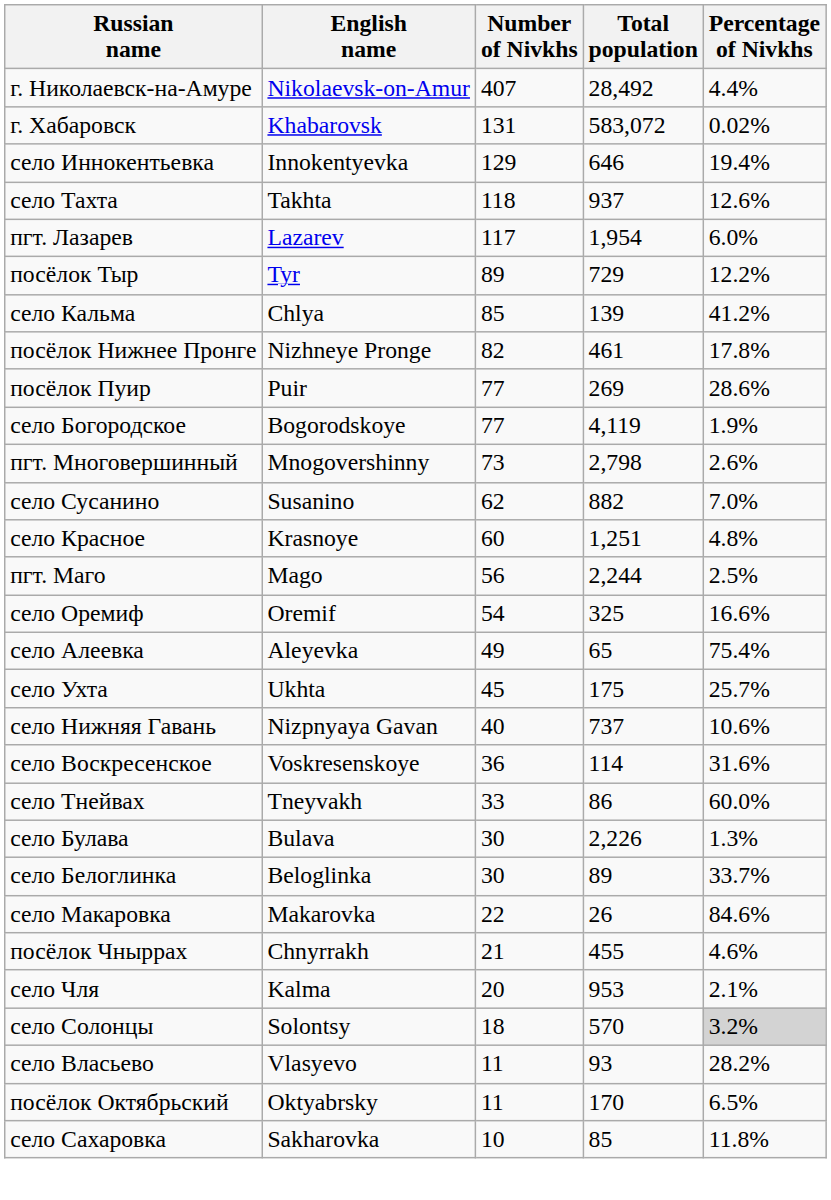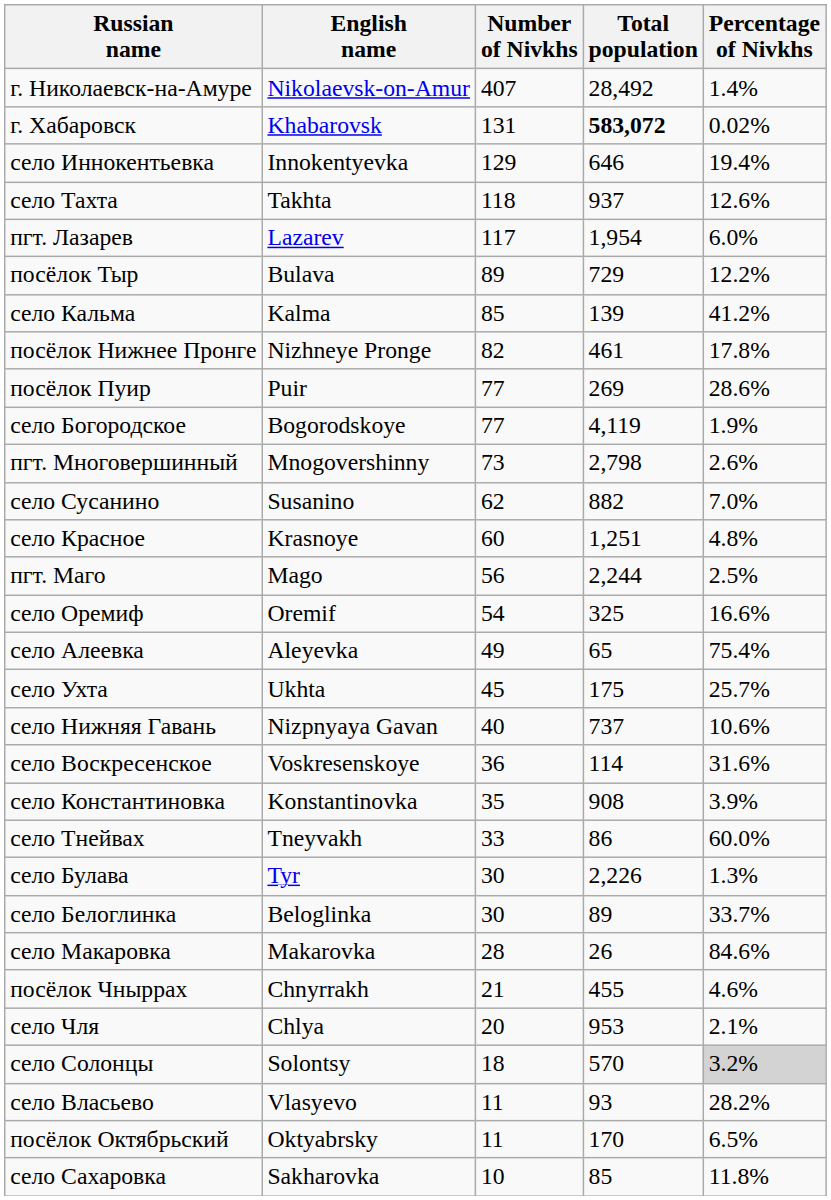(733, 87) 4.4% -> (733, 87) 1.4%
(627, 125) normal -> (627, 125) bold
(284, 275) Tyr -> (301, 275) Bulava
(296, 312) Chlya -> (299, 312) Kalma
+ row: (118, 801)
(301, 838) Bulava -> (284, 876) Tyr
(493, 913) 22 -> (493, 951) 28
(299, 988) Kalma -> (296, 1026) Chlya
